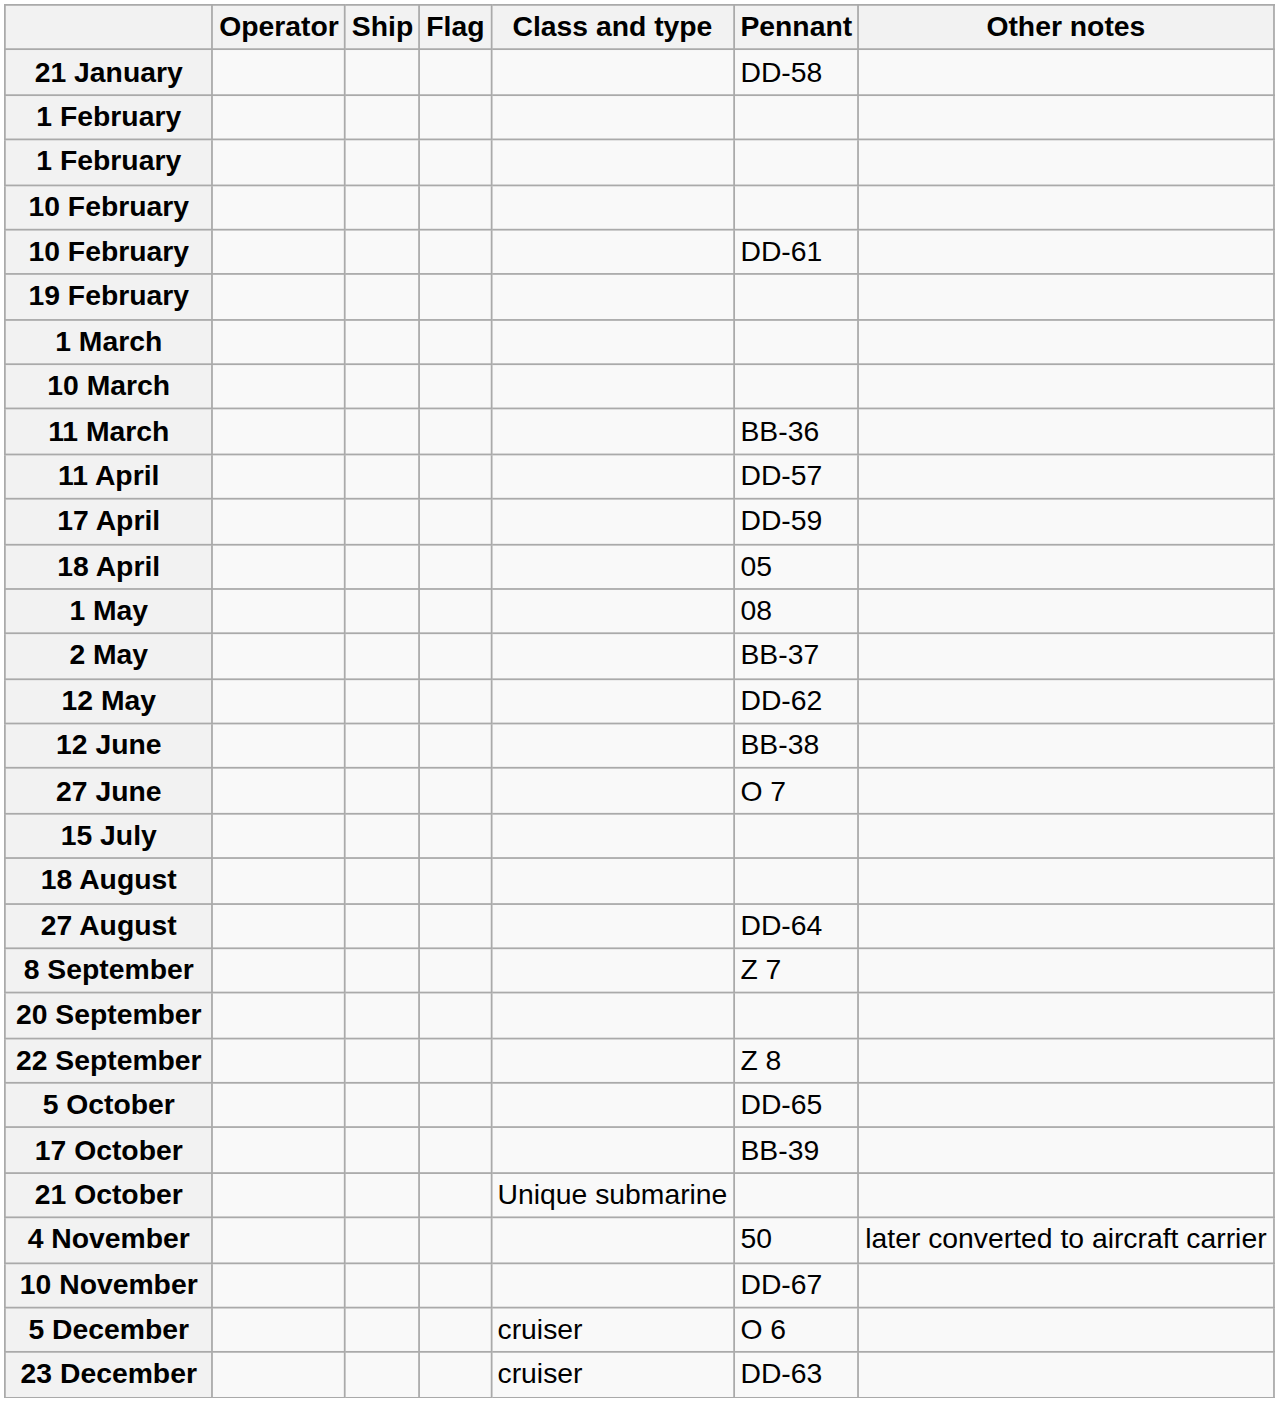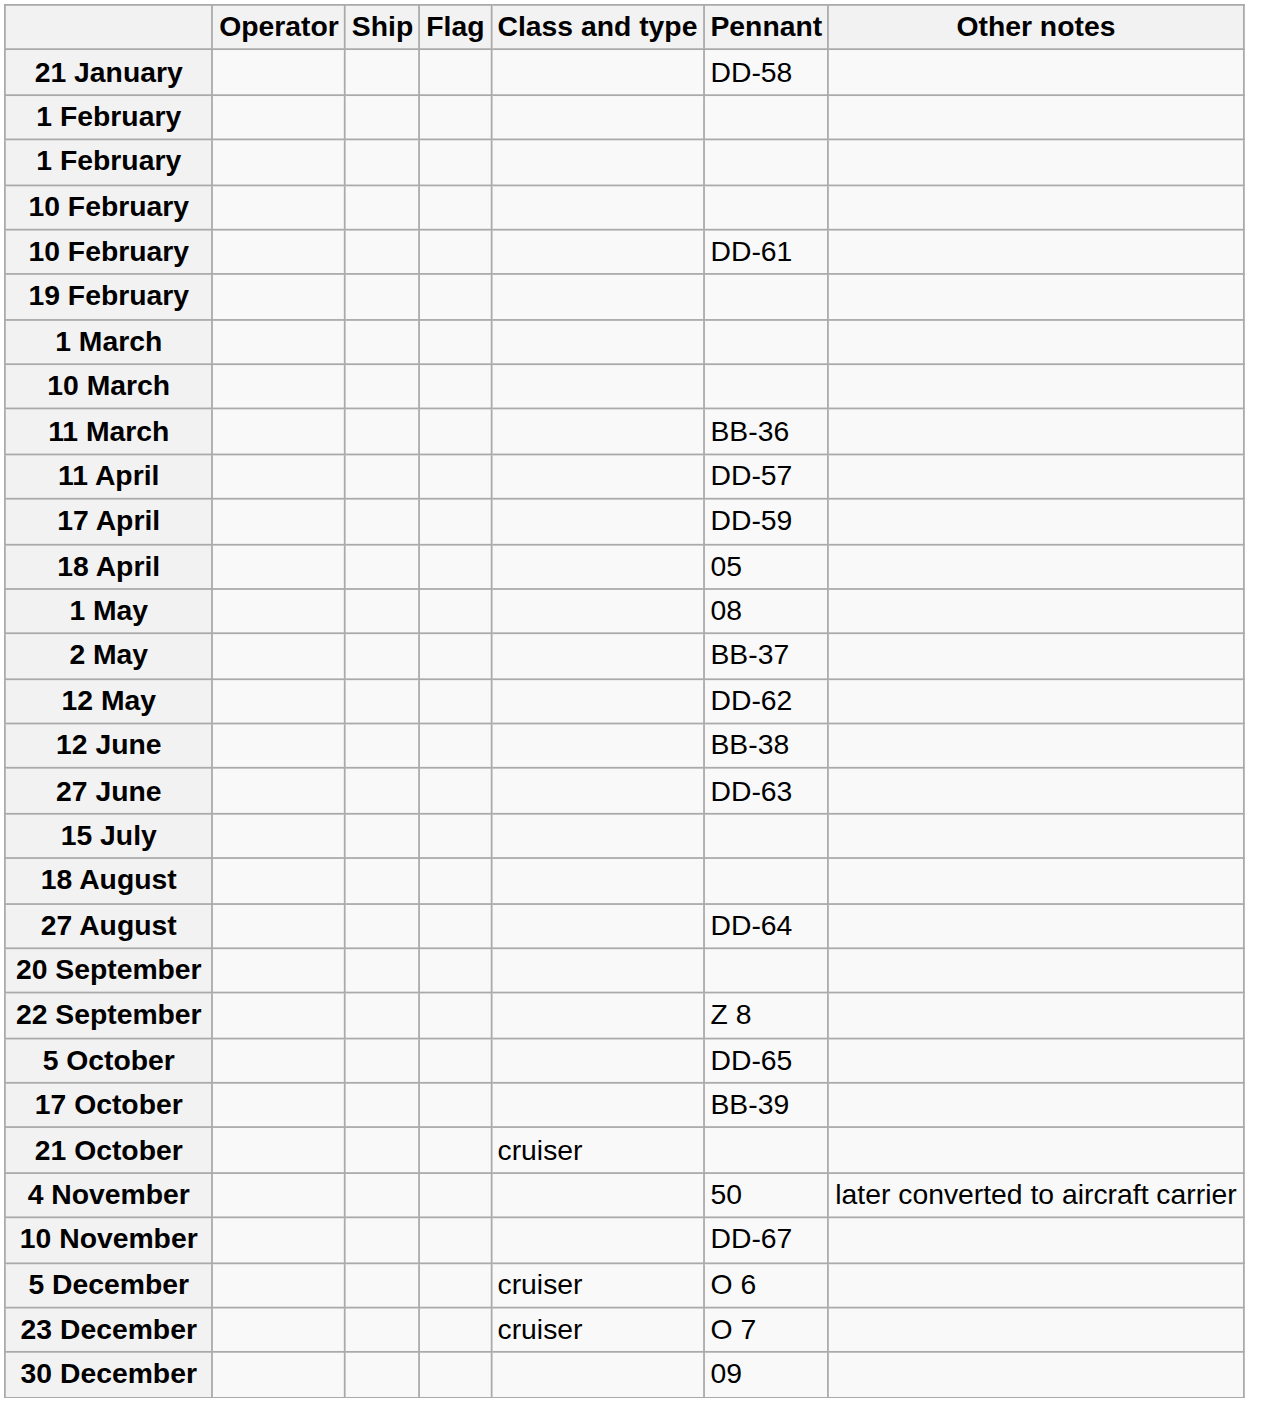(763, 790) O 7 -> (751, 790) DD-63
- row: (109, 970)
(612, 1194) Unique submarine -> (540, 1149) cruiser
(781, 1374) DD-63 -> (733, 1329) O 7
+ row: (109, 1374)
